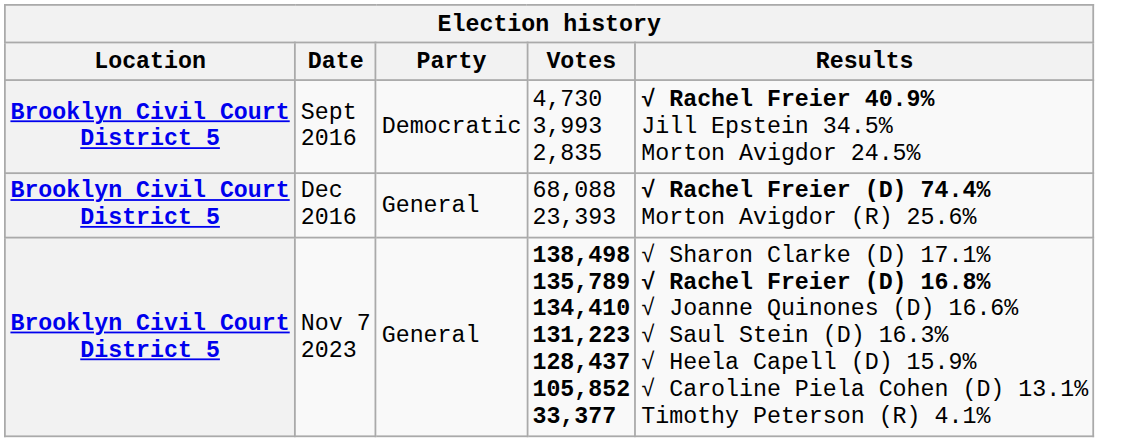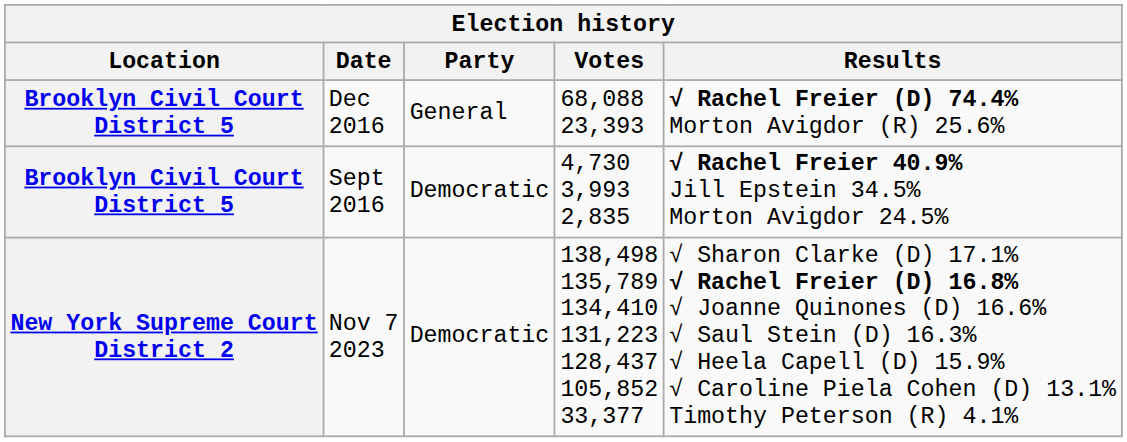rows swapped: (329, 127) <-> (329, 205)
(150, 337) Brooklyn Civil Court District 5 -> (164, 337) New York Supreme Court District 2
(431, 337) General -> (479, 337) Democratic
(581, 337) bold -> (609, 337) normal
